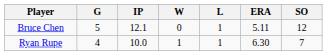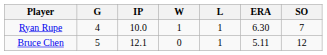rows swapped: (41, 27) <-> (41, 43)
